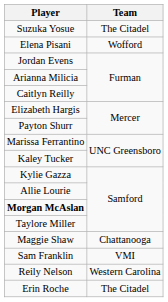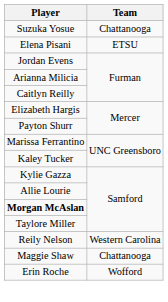(125, 28) The Citadel -> (125, 28) Chattanooga
(125, 45) Wofford -> (125, 45) ETSU
rows swapped: (45, 239) <-> (45, 272)
- row: (45, 256)
(125, 288) The Citadel -> (125, 272) Wofford
